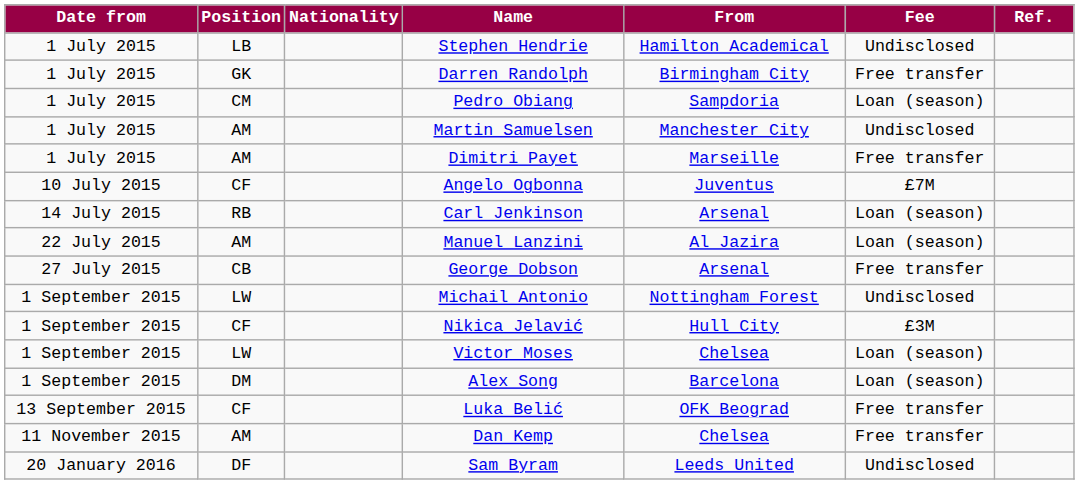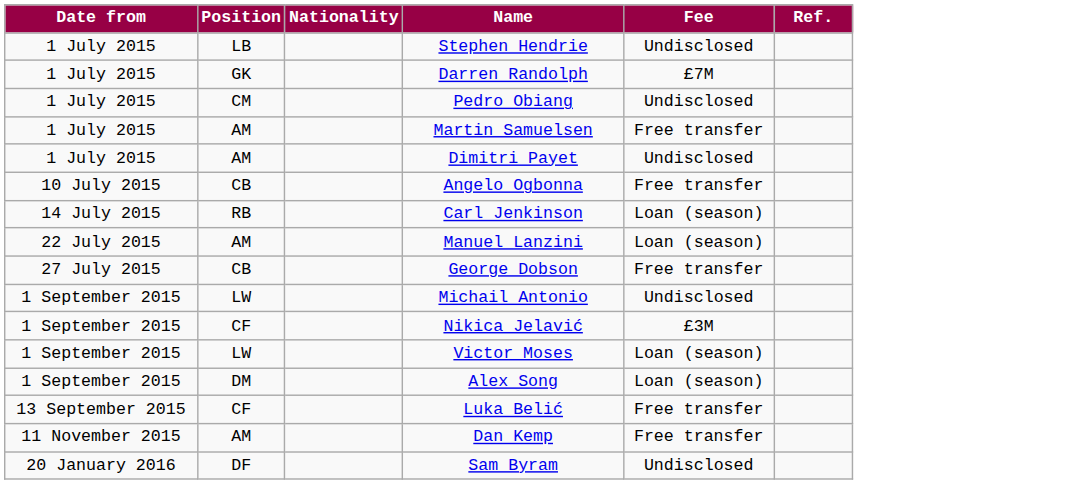- column: (734, 18)
(920, 74) Free transfer -> (699, 74) £7M
(920, 102) Loan (season) -> (699, 102) Undisclosed
(920, 130) Undisclosed -> (699, 130) Free transfer
(920, 158) Free transfer -> (699, 158) Undisclosed
(241, 186) CF -> (241, 186) CB
(920, 186) £7M -> (699, 186) Free transfer
